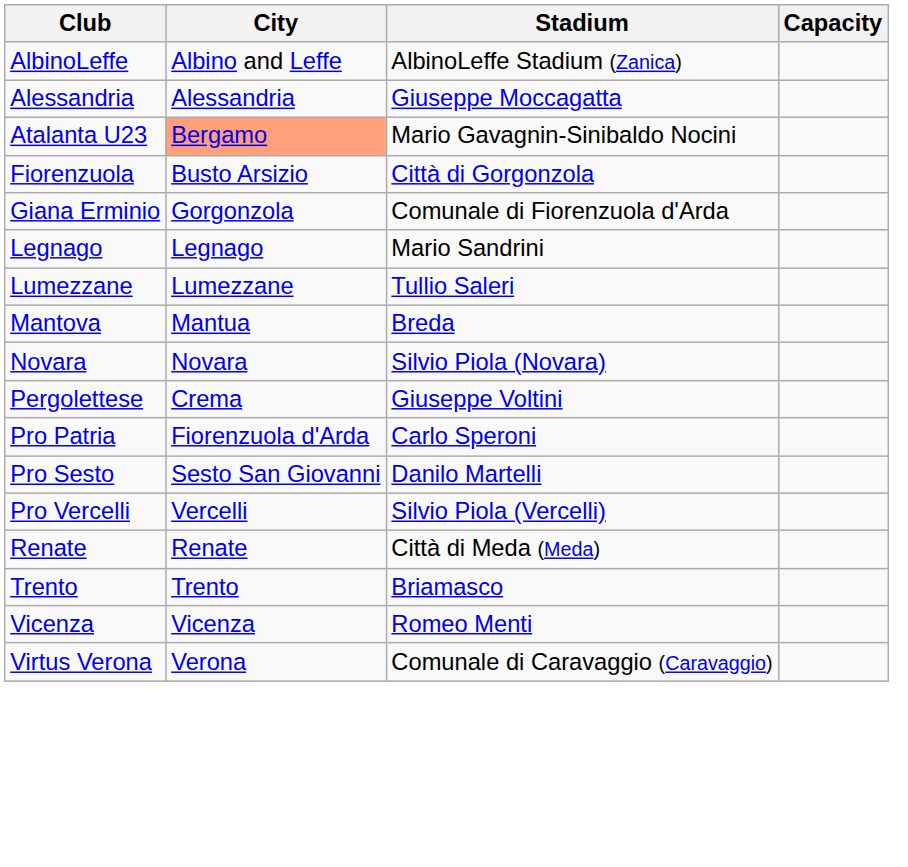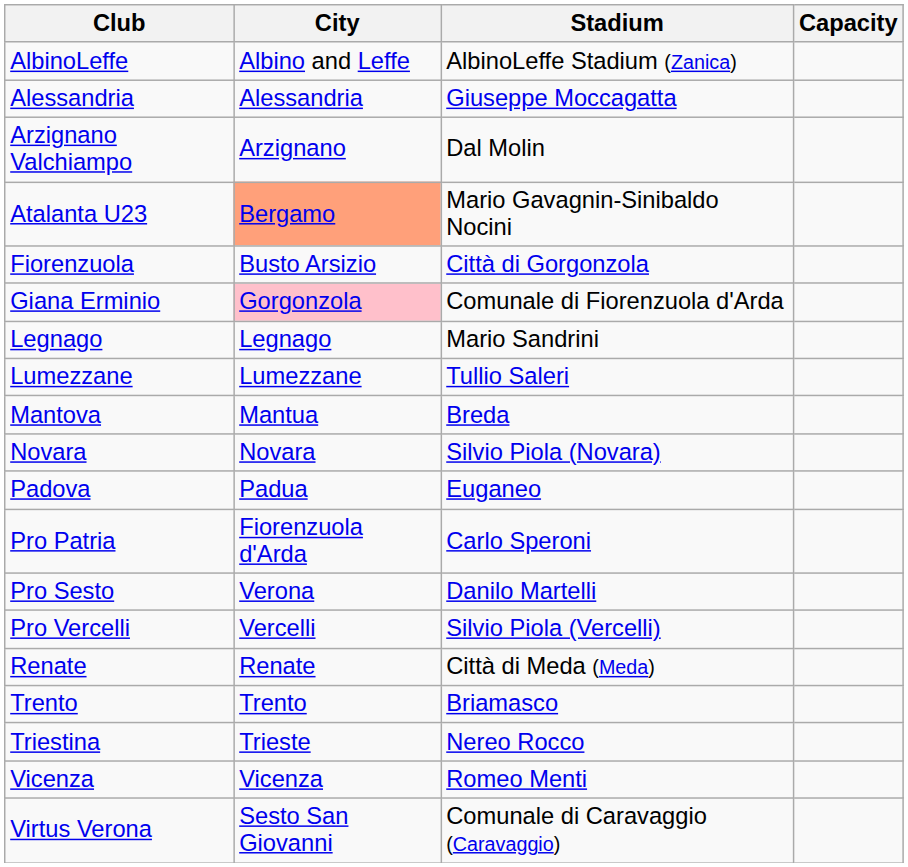+ row: (71, 149)
(232, 211) no background -> (300, 301) pink background
+ row: (50, 489)
- row: (77, 398)
(276, 473) Sesto San Giovanni -> (277, 591) Verona
+ row: (55, 741)
(209, 661) Verona -> (294, 830) Sesto San Giovanni
